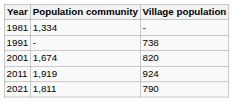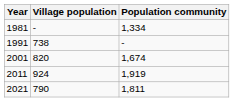columns swapped: (184, 12) <-> (85, 12)
